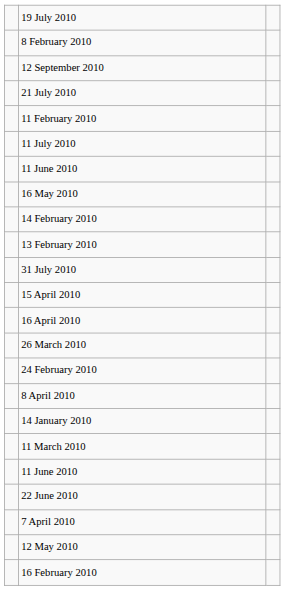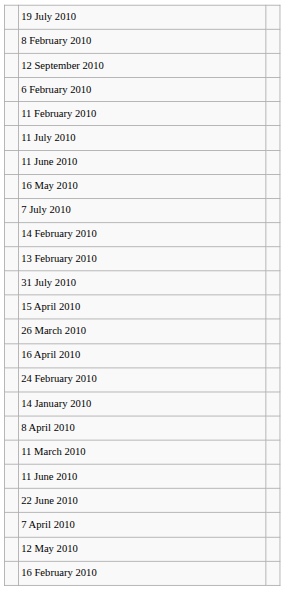- row: (12, 93)
+ row: (12, 90)
+ row: (12, 211)
rows swapped: (12, 346) <-> (12, 320)
rows swapped: (12, 396) <-> (12, 421)
